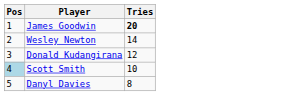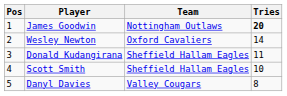+ column: (188, 12)
(132, 55) 12 -> (259, 55) 11
(9, 69) lightblue background -> (9, 69) no background
